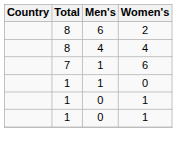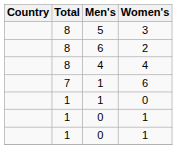+ row: (100, 30)
